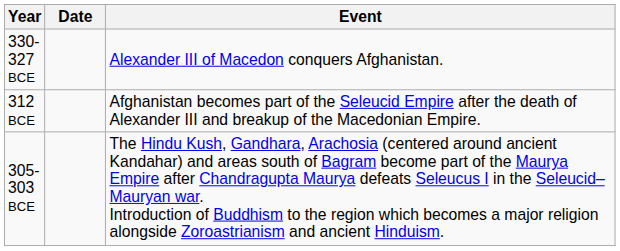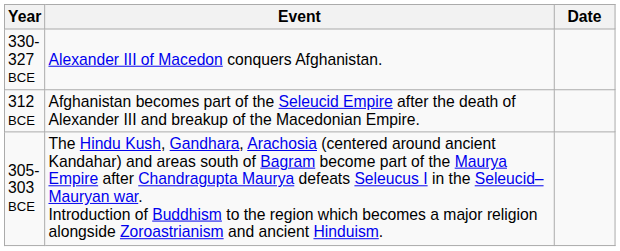columns swapped: (75, 16) <-> (360, 16)
